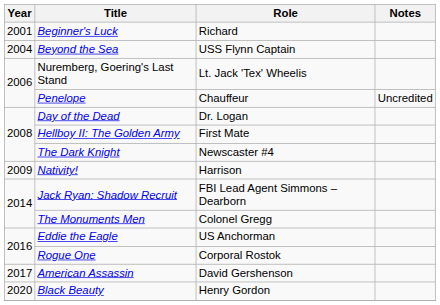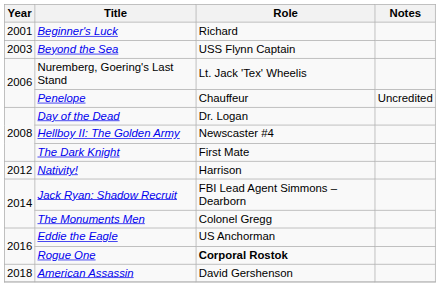(20, 49) 2004 -> (20, 49) 2003
(224, 134) First Mate -> (236, 134) Newscaster #4
(236, 152) Newscaster #4 -> (224, 152) First Mate
(20, 170) 2009 -> (20, 170) 2012
(240, 255) normal -> (243, 255) bold
(20, 273) 2017 -> (20, 273) 2018
- row: (71, 291)
